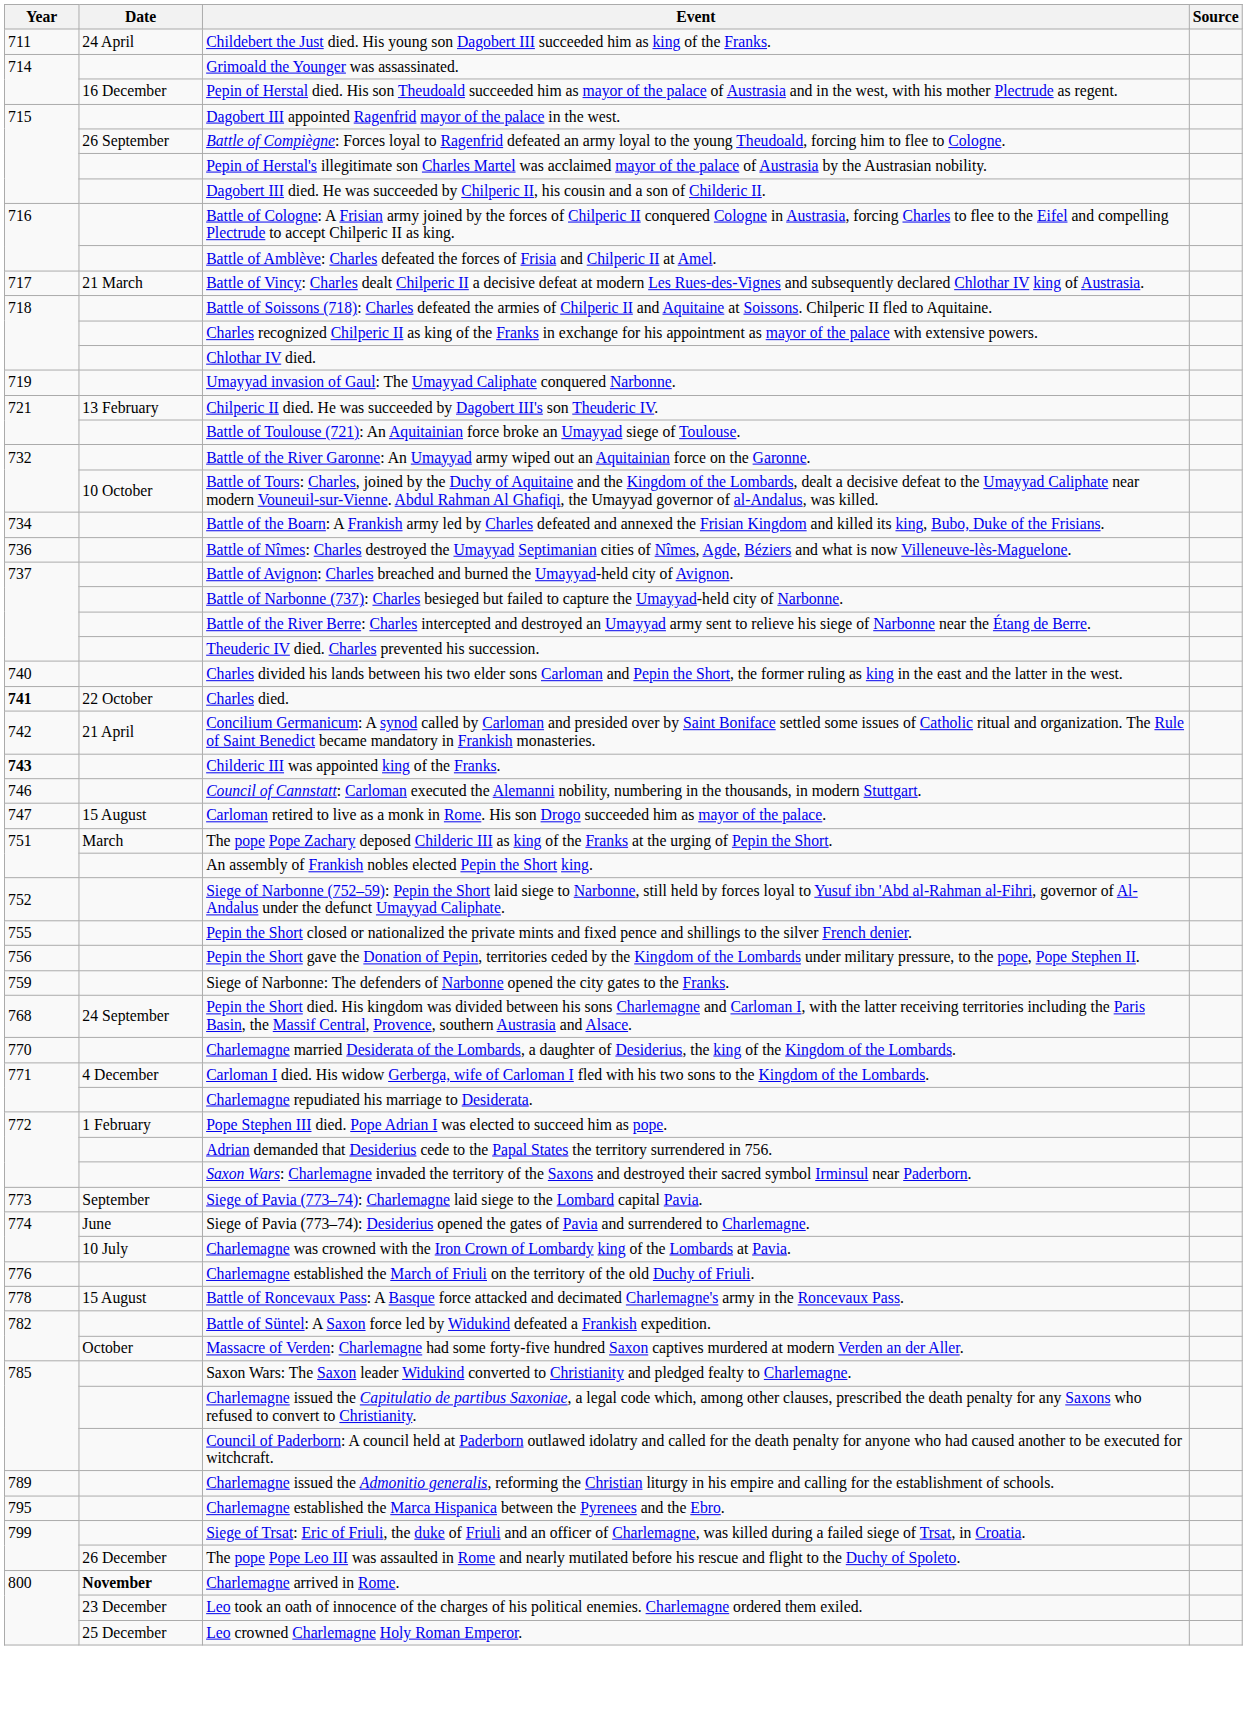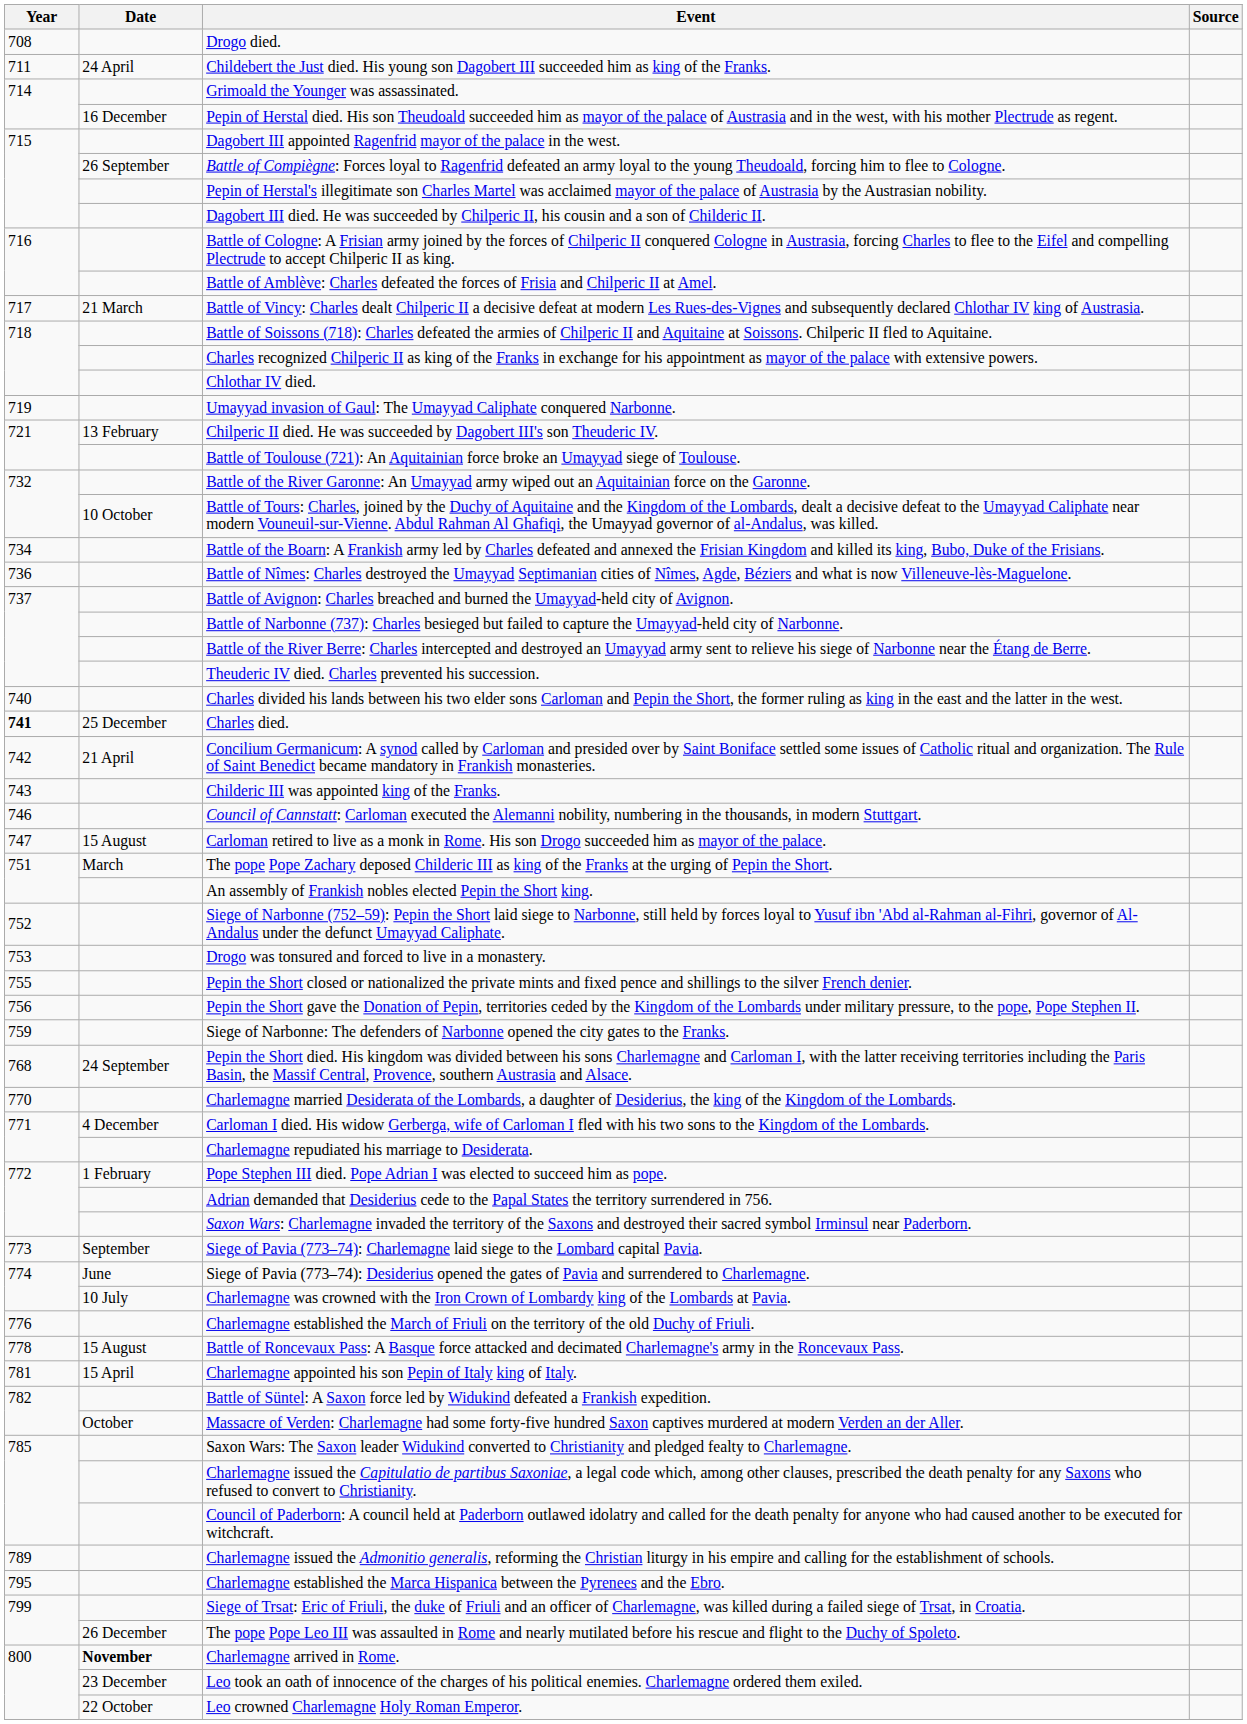+ row: (244, 41)
(117, 698) 22 October -> (124, 723) 25 December
(20, 766) bold -> (20, 791) normal
+ row: (376, 957)
+ row: (392, 1373)
(124, 1632) 25 December -> (117, 1707) 22 October
